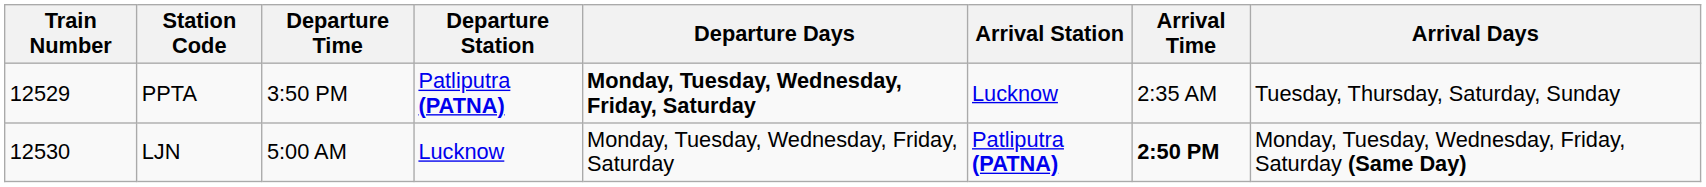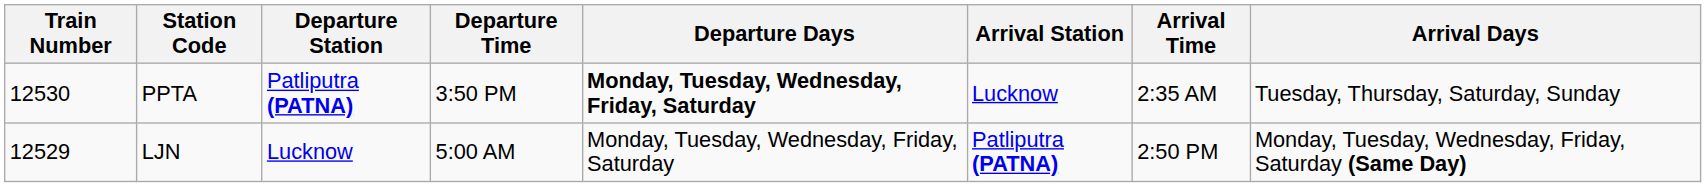columns swapped: (498, 33) <-> (338, 33)
(40, 92) 12529 -> (40, 92) 12530
(40, 151) 12530 -> (40, 151) 12529
(1178, 151) bold -> (1178, 151) normal
